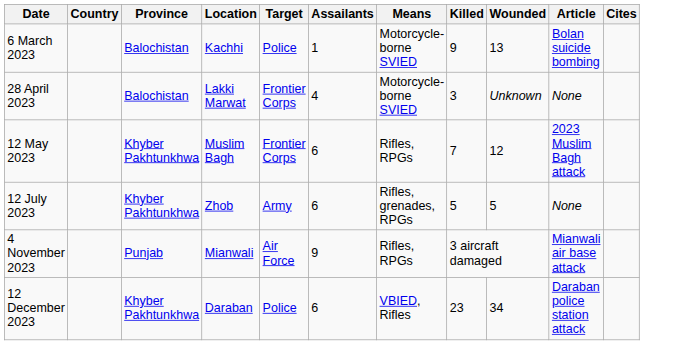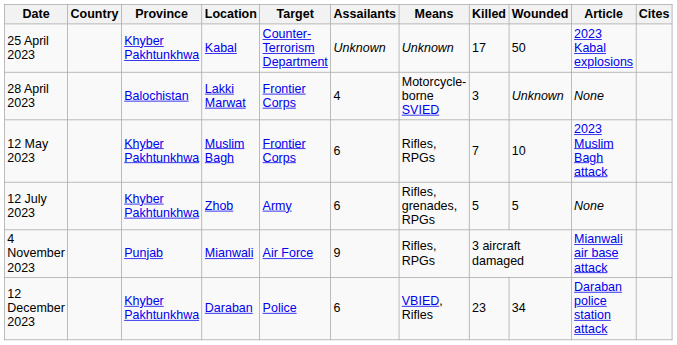- row: (30, 48)
+ row: (28, 48)
(496, 150) 12 -> (519, 150) 10
